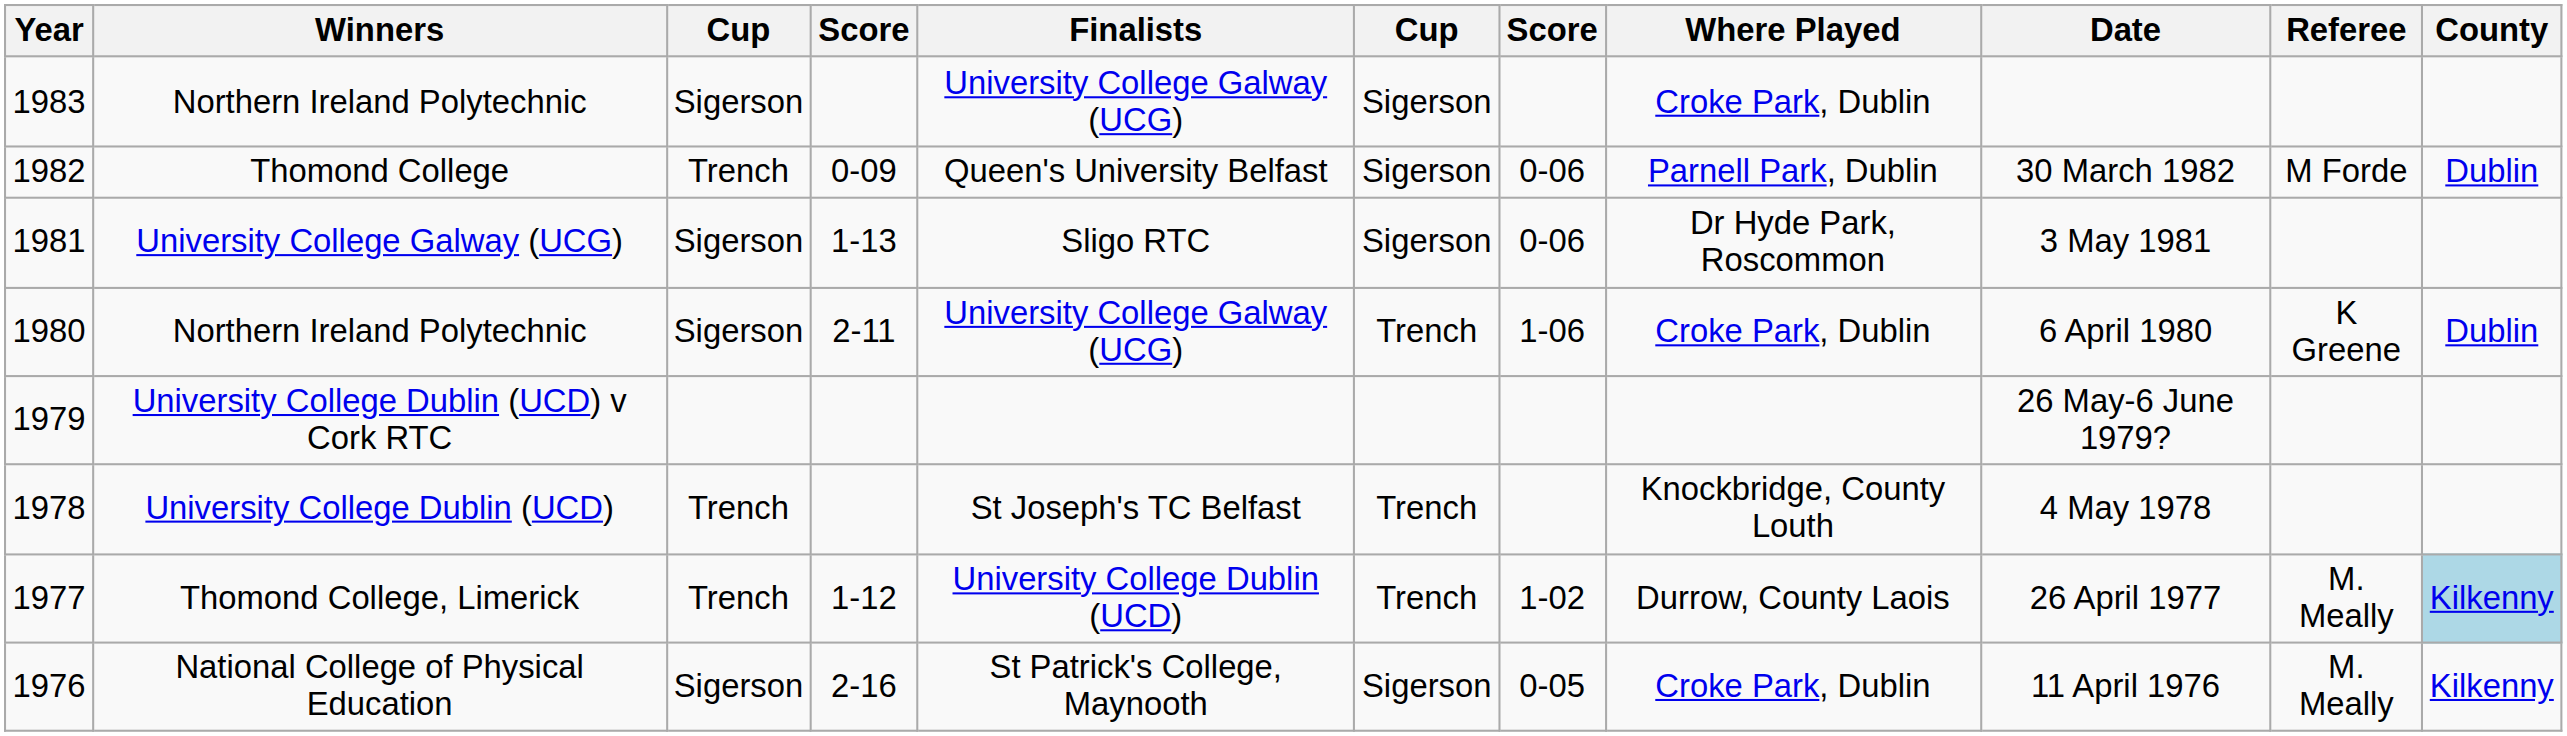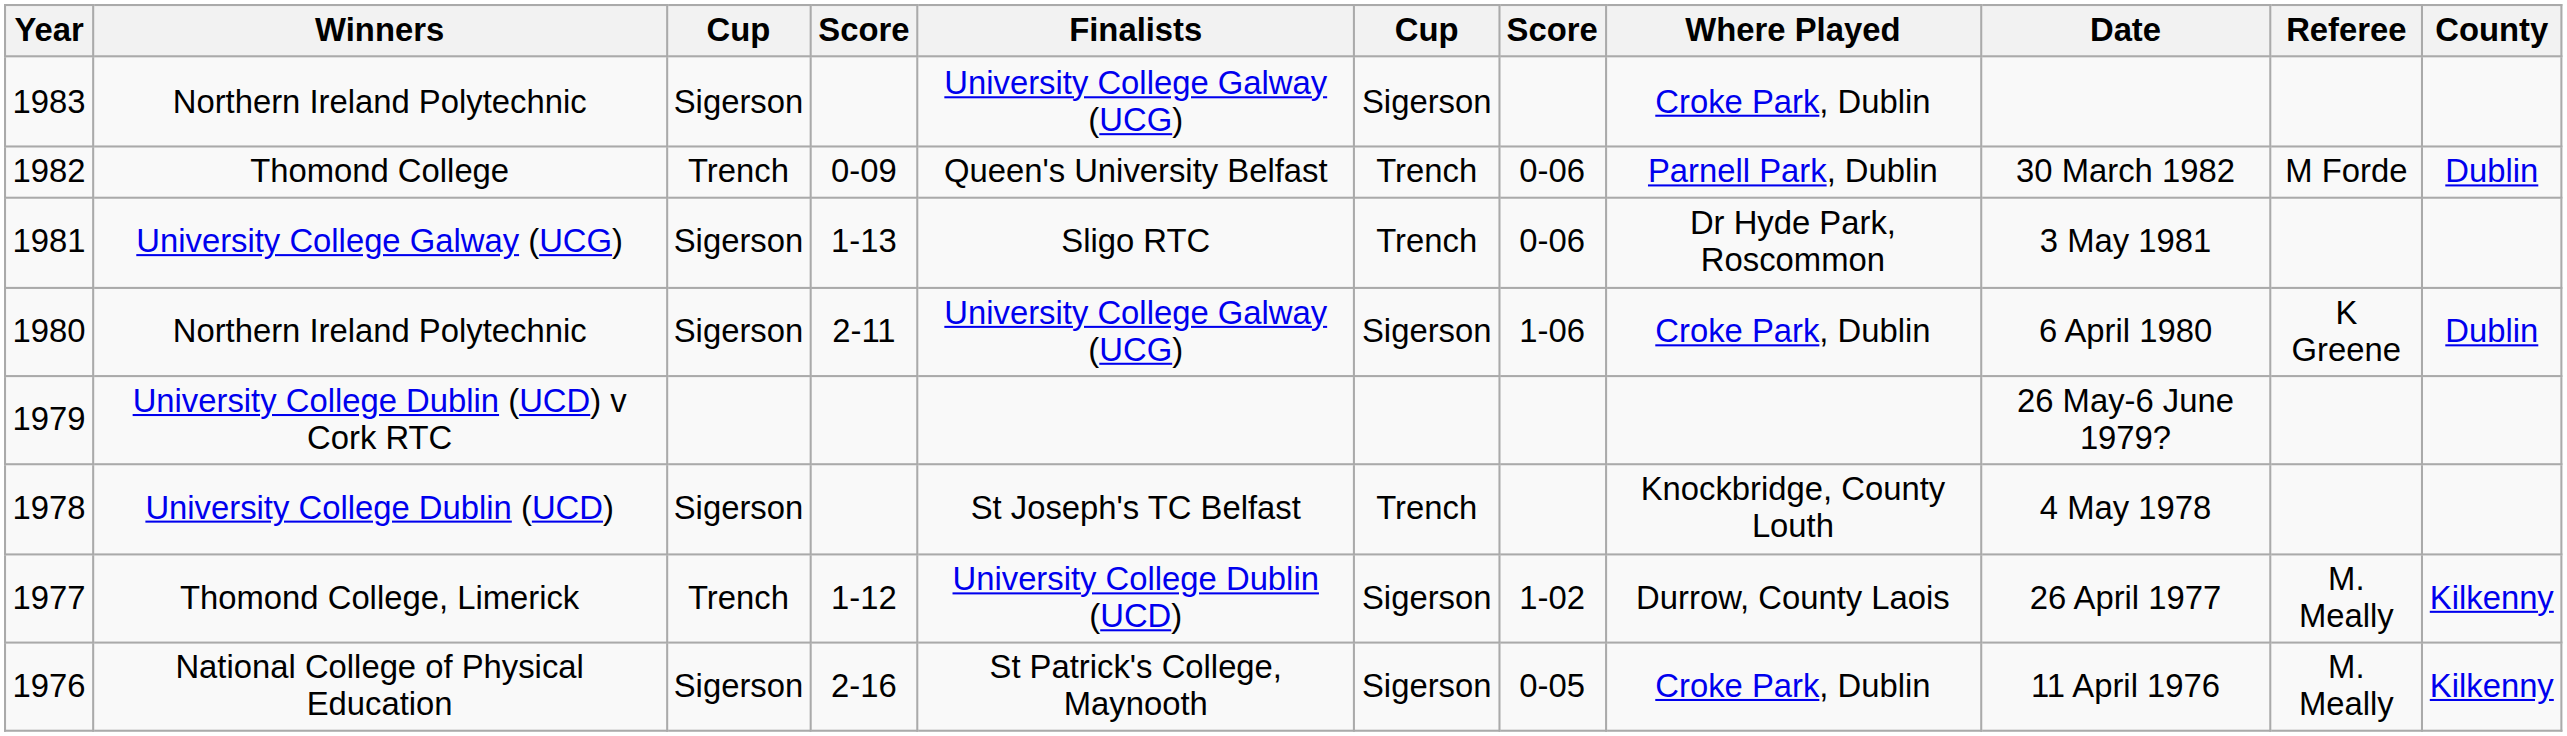(1427, 171) Sigerson -> (1427, 171) Trench
(1427, 241) Sigerson -> (1427, 241) Trench
(1427, 330) Trench -> (1427, 330) Sigerson
(738, 508) Trench -> (738, 508) Sigerson
(1427, 597) Trench -> (1427, 597) Sigerson
(2492, 597) lightblue background -> (2492, 597) no background
